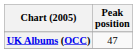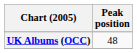(112, 40) 47 -> (112, 40) 48
